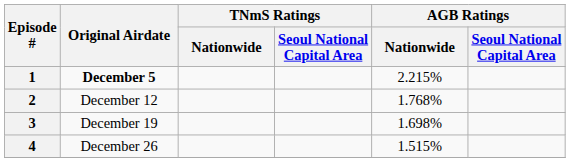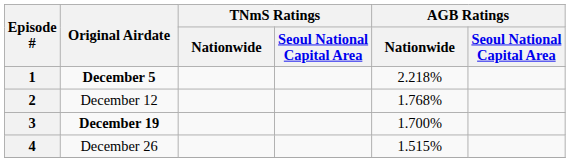(420, 77) 2.215% -> (420, 77) 2.218%
(119, 123) normal -> (119, 123) bold
(420, 123) 1.698% -> (420, 123) 1.700%
